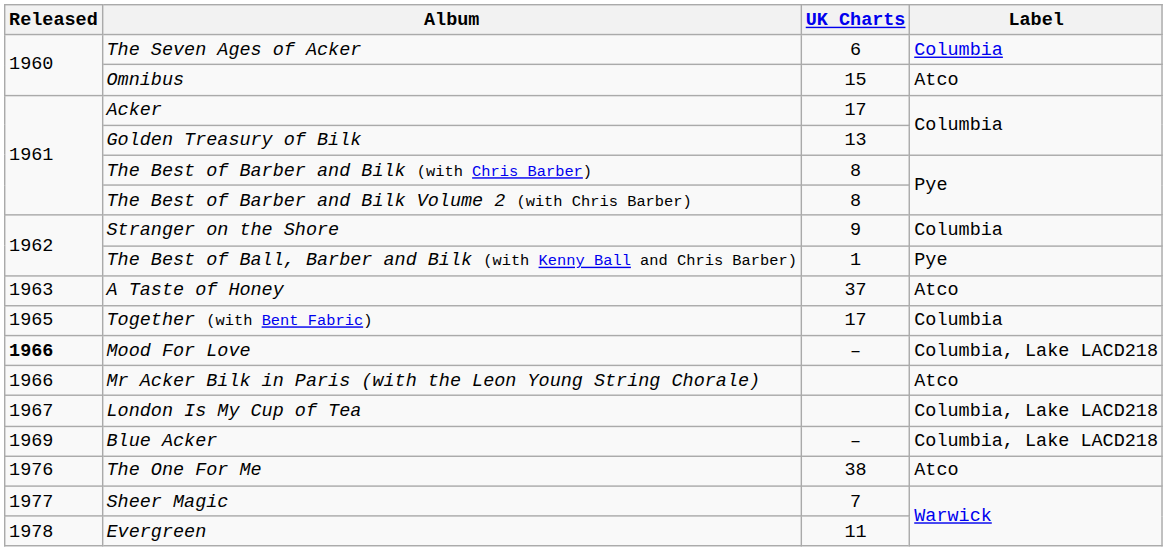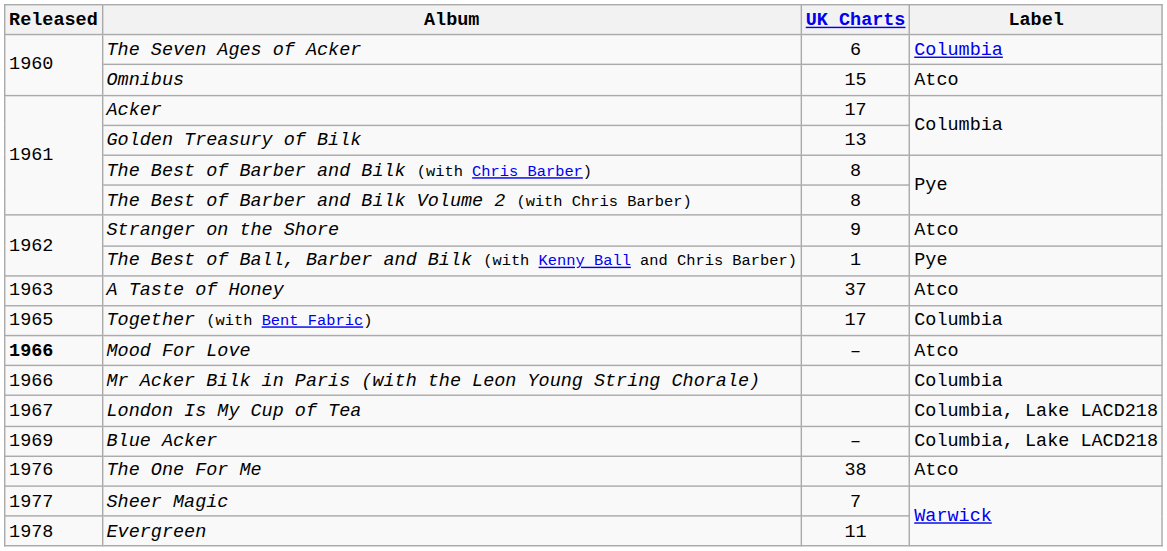(959, 230) Columbia -> (936, 230) Atco
(1036, 351) Columbia, Lake LACD218 -> (936, 351) Atco
(936, 381) Atco -> (959, 381) Columbia
